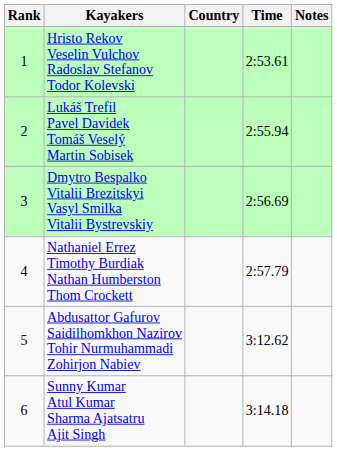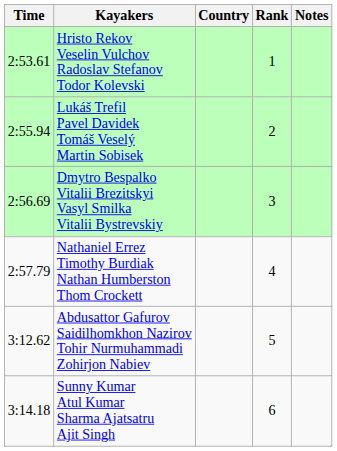columns swapped: (24, 15) <-> (267, 15)
